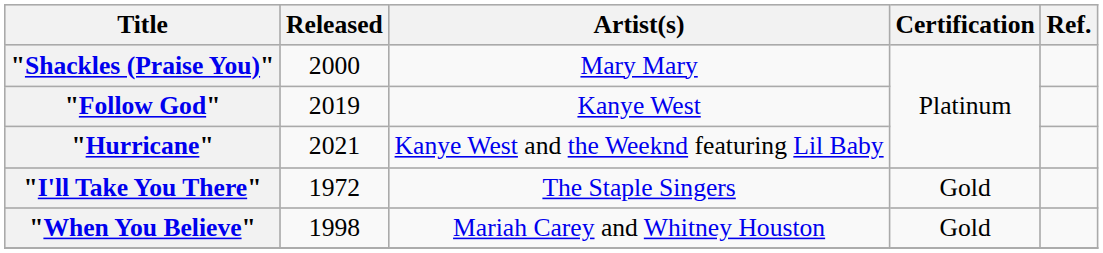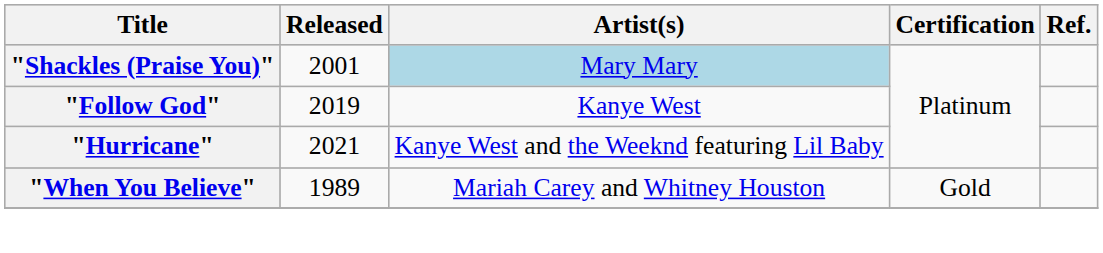(334, 65) 2000 -> (334, 65) 2001
(639, 65) no background -> (639, 65) lightblue background
- row: (142, 187)
(334, 227) 1998 -> (334, 187) 1989
